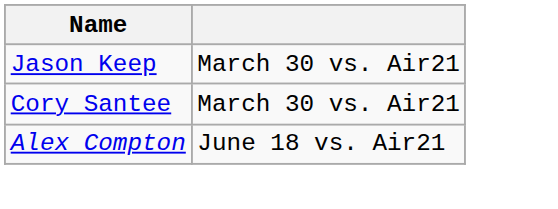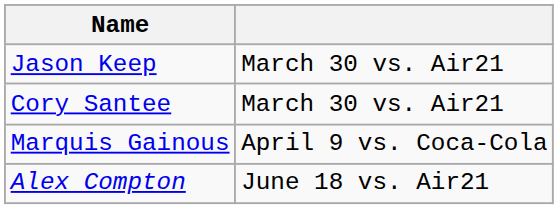+ row: (120, 144)
